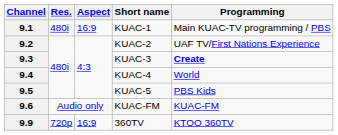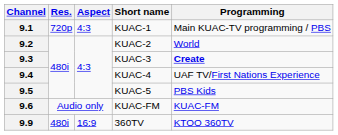(60, 28) 480i -> (61, 28) 720p
(87, 28) 16:9 -> (84, 28) 4:3
(247, 43) UAF TV/First Nations Experience -> (187, 43) World
(187, 75) World -> (247, 75) UAF TV/First Nations Experience
(61, 122) 720p -> (60, 122) 480i
